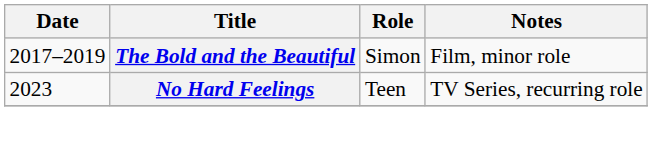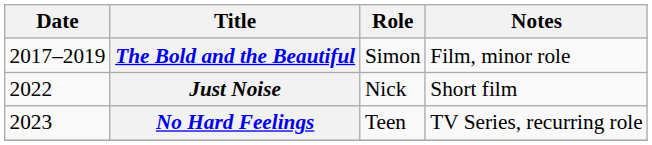+ row: (235, 88)
